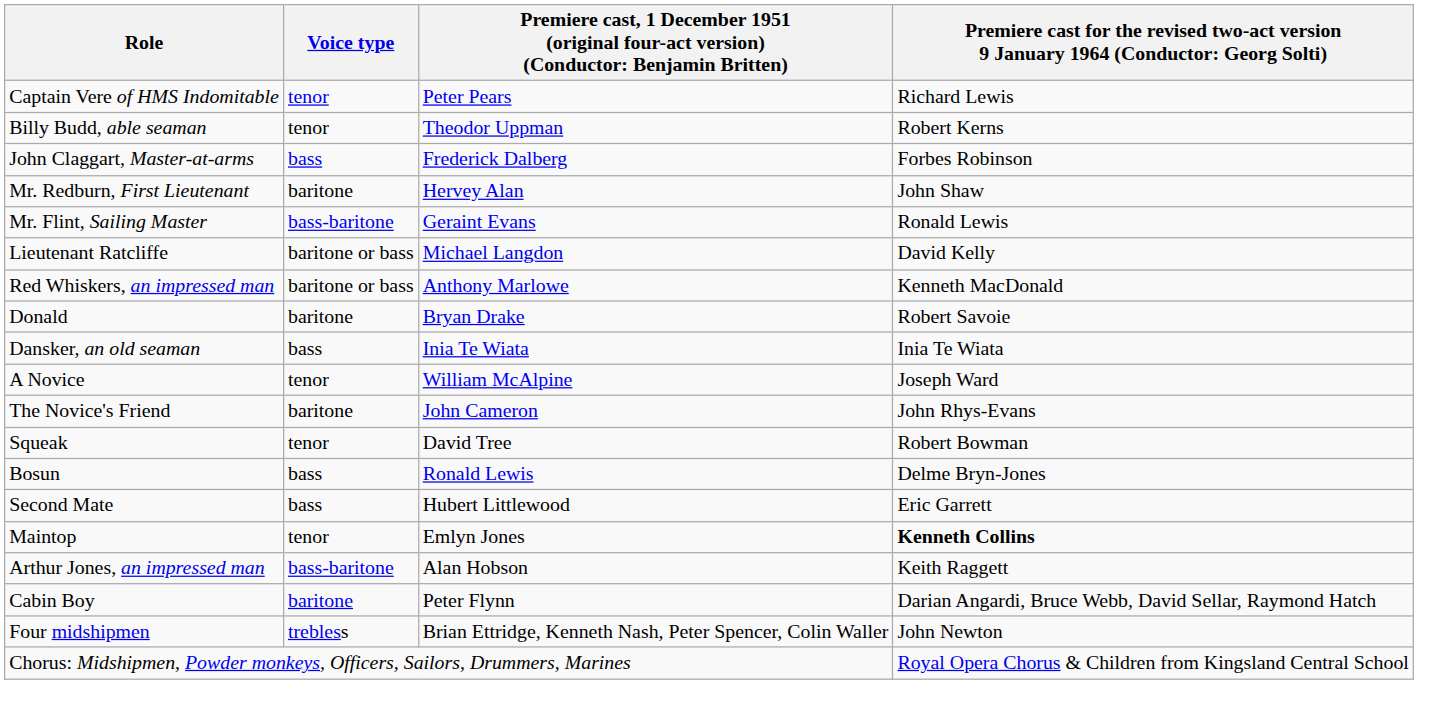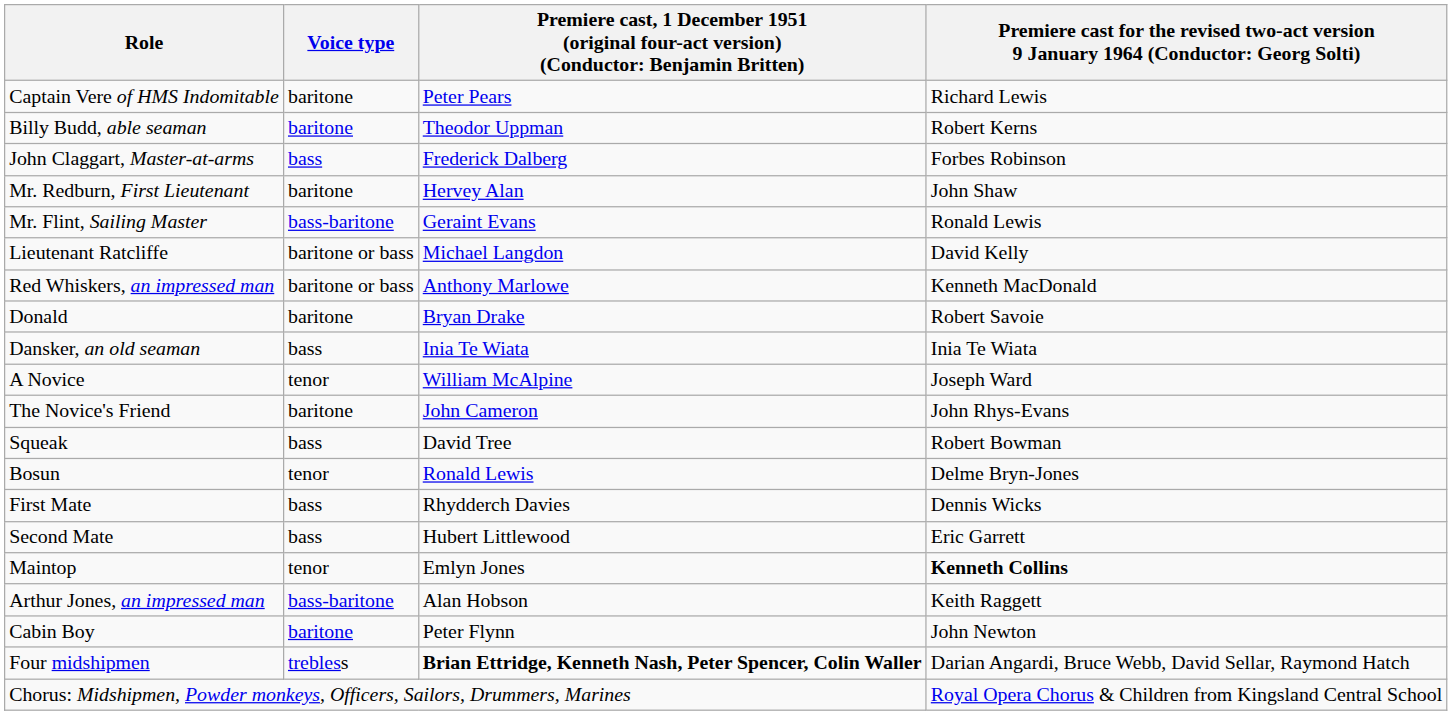(308, 96) tenor -> (320, 96) baritone
(308, 127) tenor -> (320, 127) baritone
(308, 442) tenor -> (305, 442) bass
(305, 473) bass -> (308, 473) tenor
+ row: (50, 505)
(1137, 599) Darian Angardi, Bruce Webb, David Sellar, Raymond Hatch -> (983, 631) John Newton
(656, 631) normal -> (672, 662) bold
(950, 631) John Newton -> (1170, 662) Darian Angardi, Bruce Webb, David Sellar, Raymond Hatch
